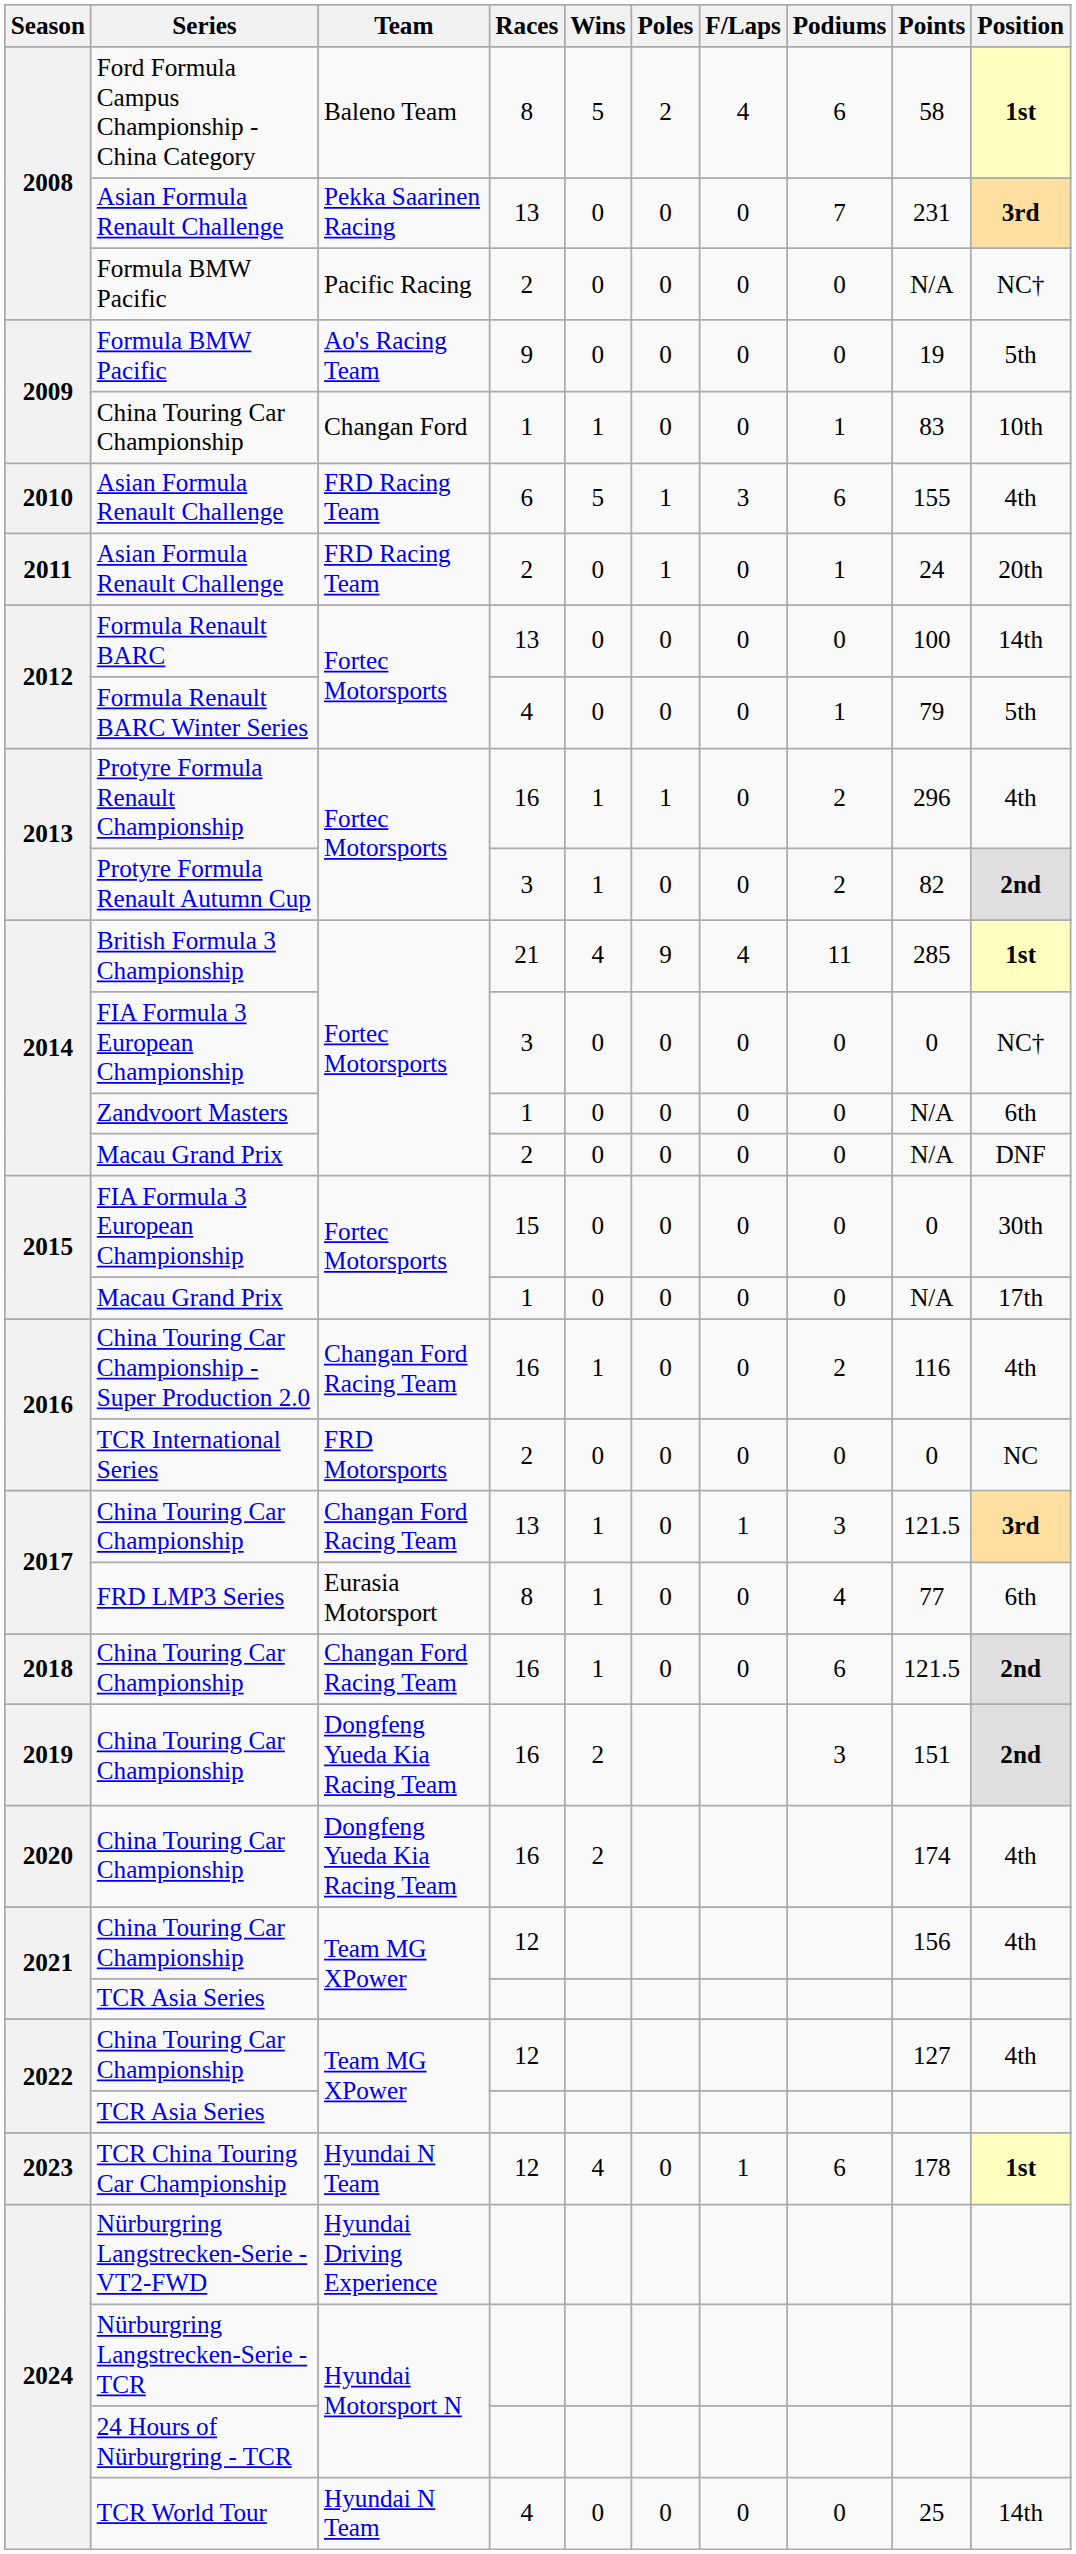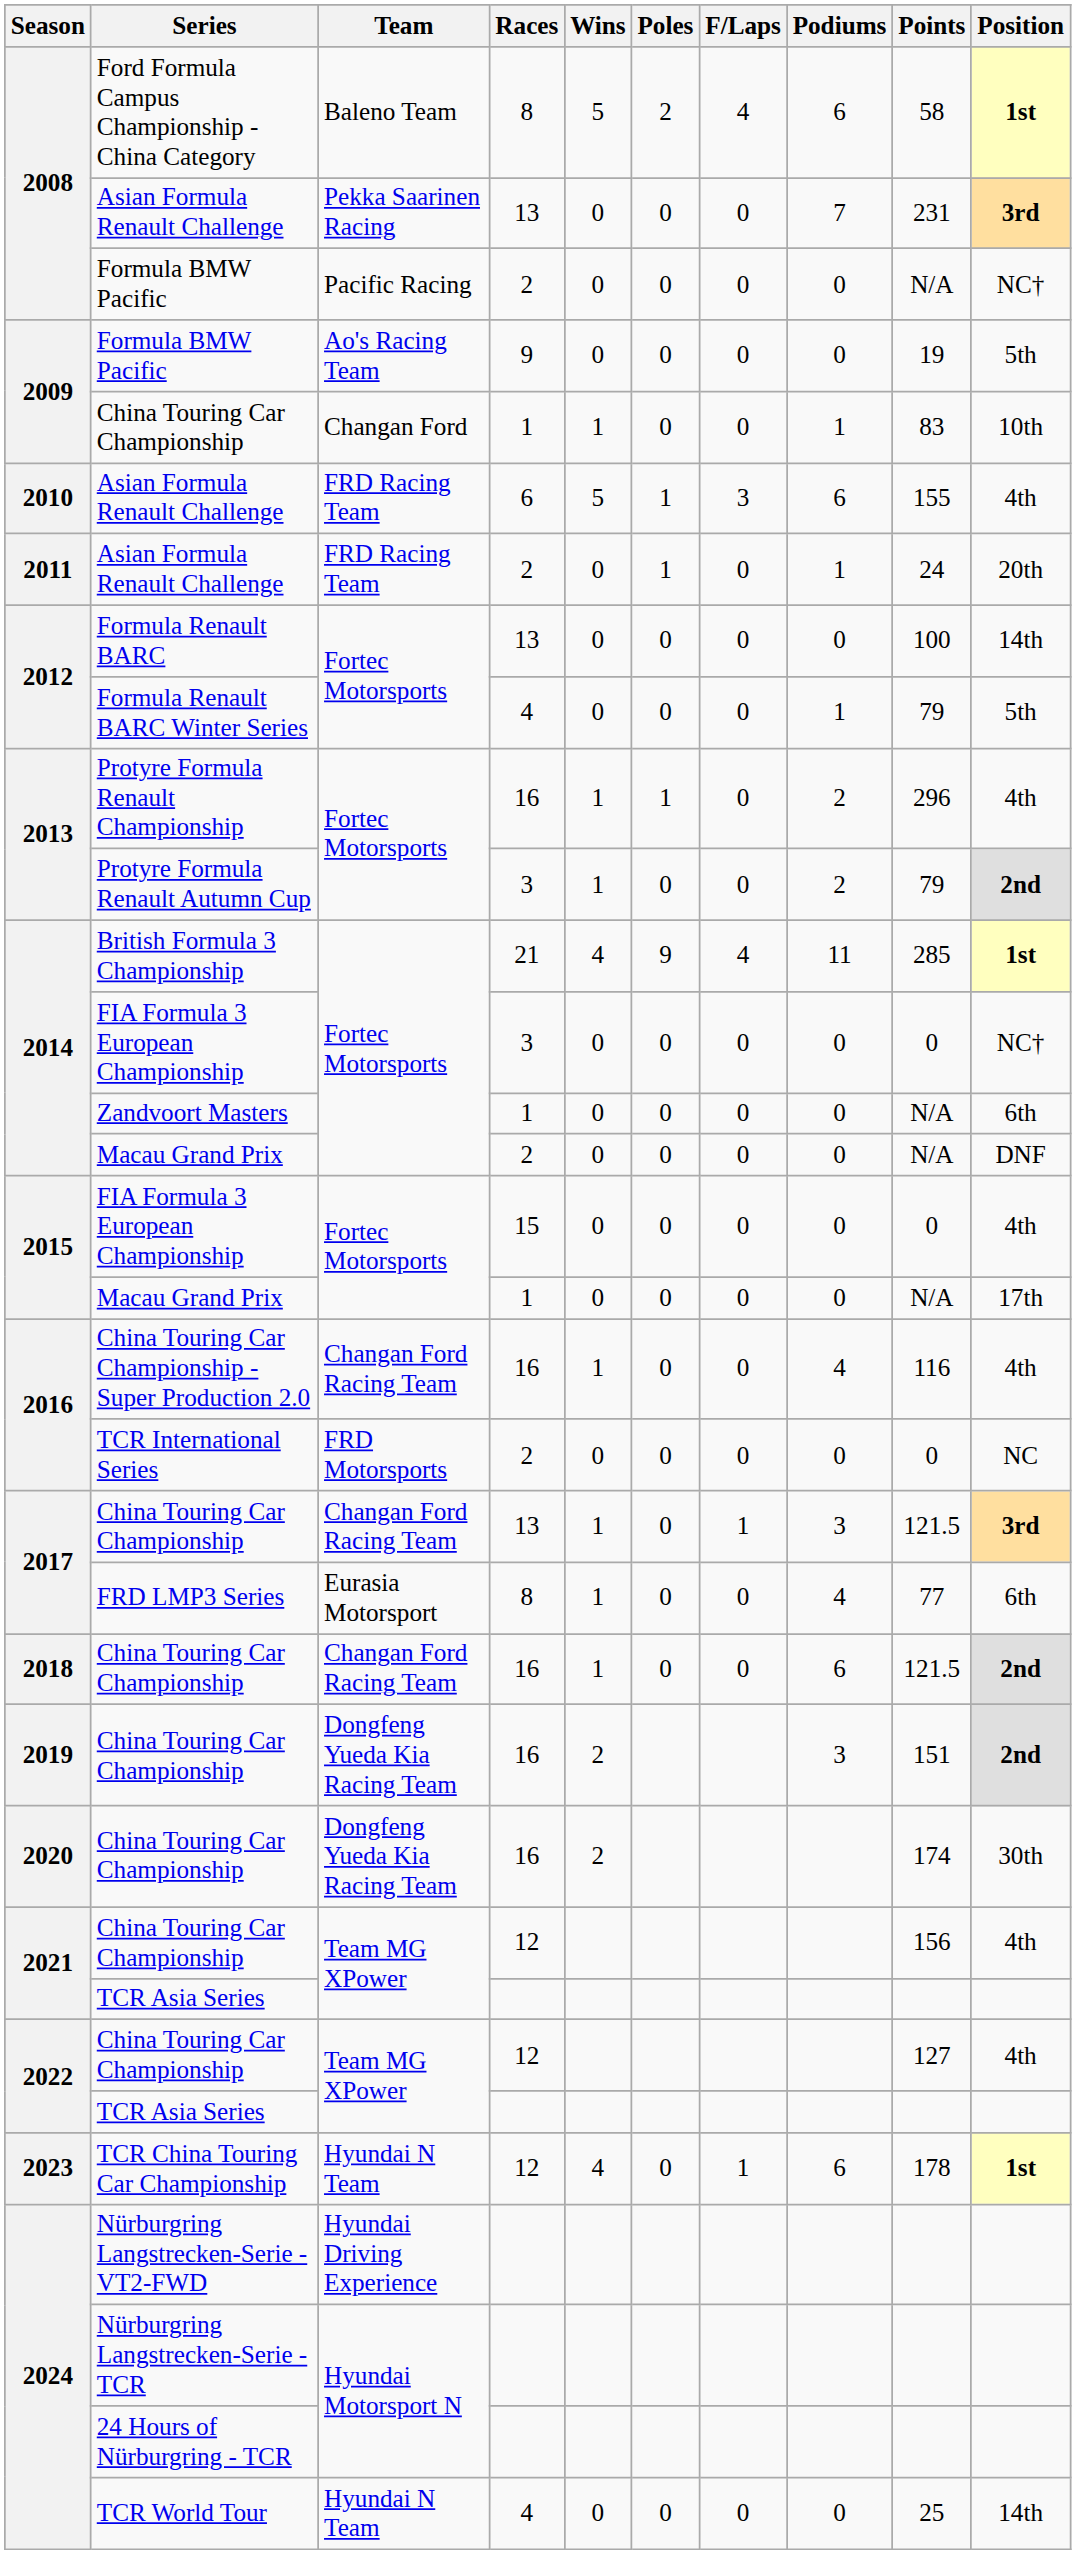(932, 884) 82 -> (932, 884) 79
(1021, 1226) 30th -> (1021, 1226) 4th
(840, 1368) 2 -> (840, 1368) 4
(1021, 1856) 4th -> (1021, 1856) 30th
